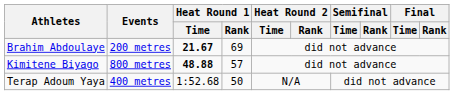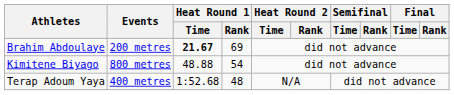(198, 64) bold -> (198, 64) normal
(237, 64) 57 -> (237, 64) 54
(237, 81) 50 -> (237, 81) 48
